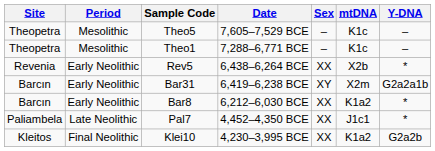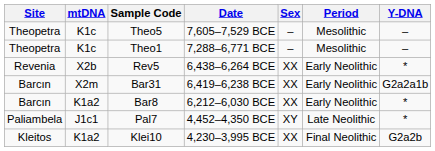columns swapped: (103, 13) <-> (358, 13)
(324, 84) XY -> (290, 84) XX
(324, 119) XX -> (290, 119) XY
